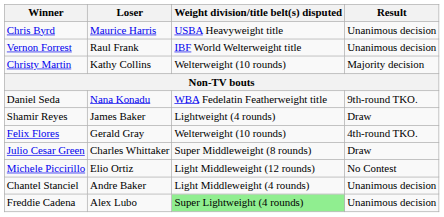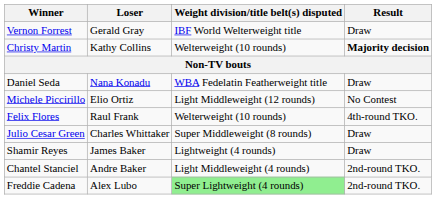- row: (31, 30)
(114, 47) Raul Frank -> (117, 30) Gerald Gray
(392, 47) Unanimous decision -> (359, 30) Draw
(386, 64) normal -> (388, 47) bold
(382, 99) 9th-round TKO. -> (359, 82) Draw
rows swapped: (46, 168) <-> (37, 116)
(117, 133) Gerald Gray -> (114, 116) Raul Frank
(392, 185) Unanimous decision -> (384, 168) 2nd-round TKO.
(392, 202) Unanimous decision -> (384, 185) 2nd-round TKO.
